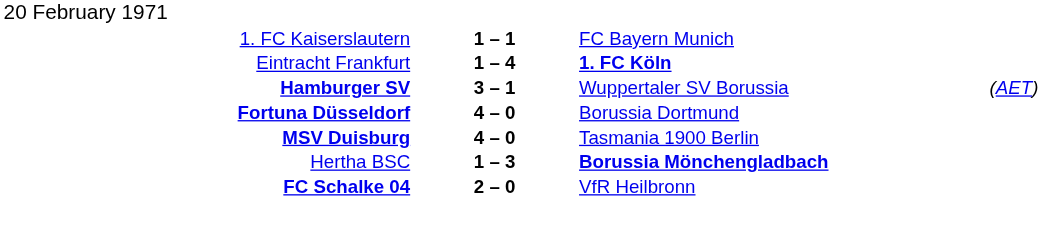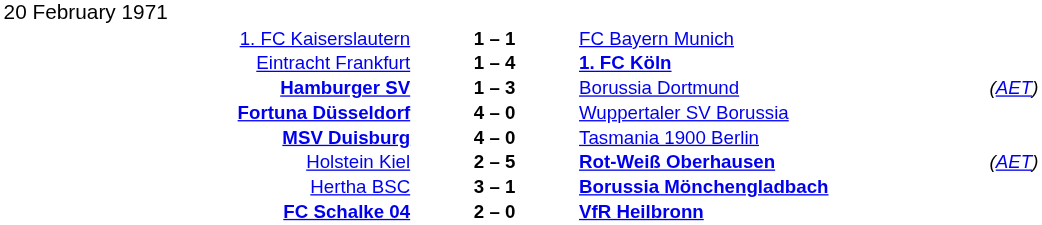(495, 88) 3 – 1 -> (495, 88) 1 – 3
(684, 88) Wuppertaler SV Borussia -> (659, 88) Borussia Dortmund
(659, 112) Borussia Dortmund -> (684, 112) Wuppertaler SV Borussia
+ row: (358, 162)
(495, 162) 1 – 3 -> (495, 186) 3 – 1
(637, 186) normal -> (641, 211) bold
